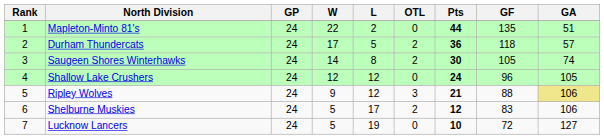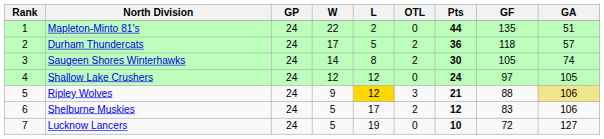(507, 77) 96 -> (507, 77) 97
(374, 93) no background -> (374, 93) gold background
